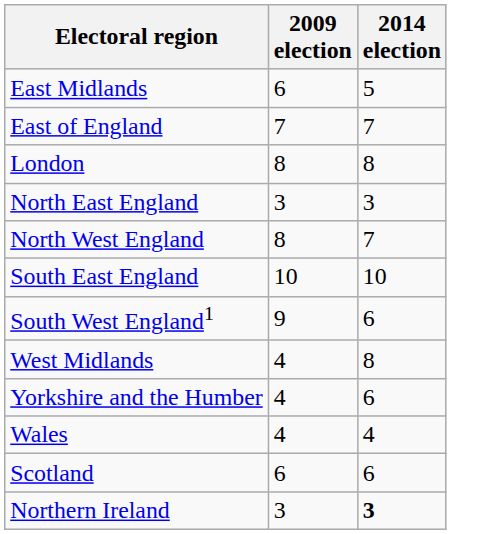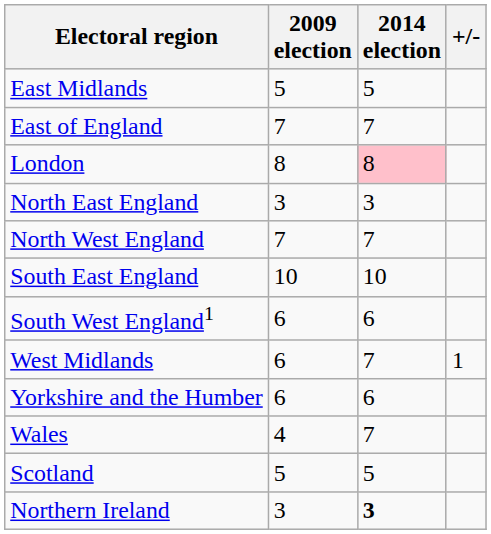+ column: (466, 36)
(280, 88) 6 -> (280, 88) 5
(369, 163) no background -> (369, 163) pink background
(280, 239) 8 -> (280, 239) 7
(280, 318) 9 -> (280, 318) 6
(280, 359) 4 -> (280, 359) 6
(369, 359) 8 -> (369, 359) 7
(280, 396) 4 -> (280, 396) 6
(369, 434) 4 -> (369, 434) 7
(280, 472) 6 -> (280, 472) 5
(369, 472) 6 -> (369, 472) 5
